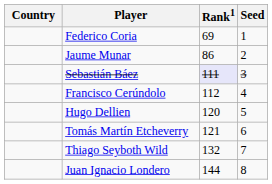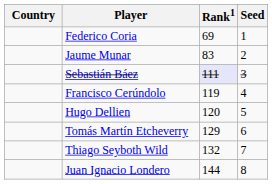(208, 55) 86 -> (208, 55) 83
(211, 93) 112 -> (211, 93) 119
(211, 131) 121 -> (211, 131) 129
